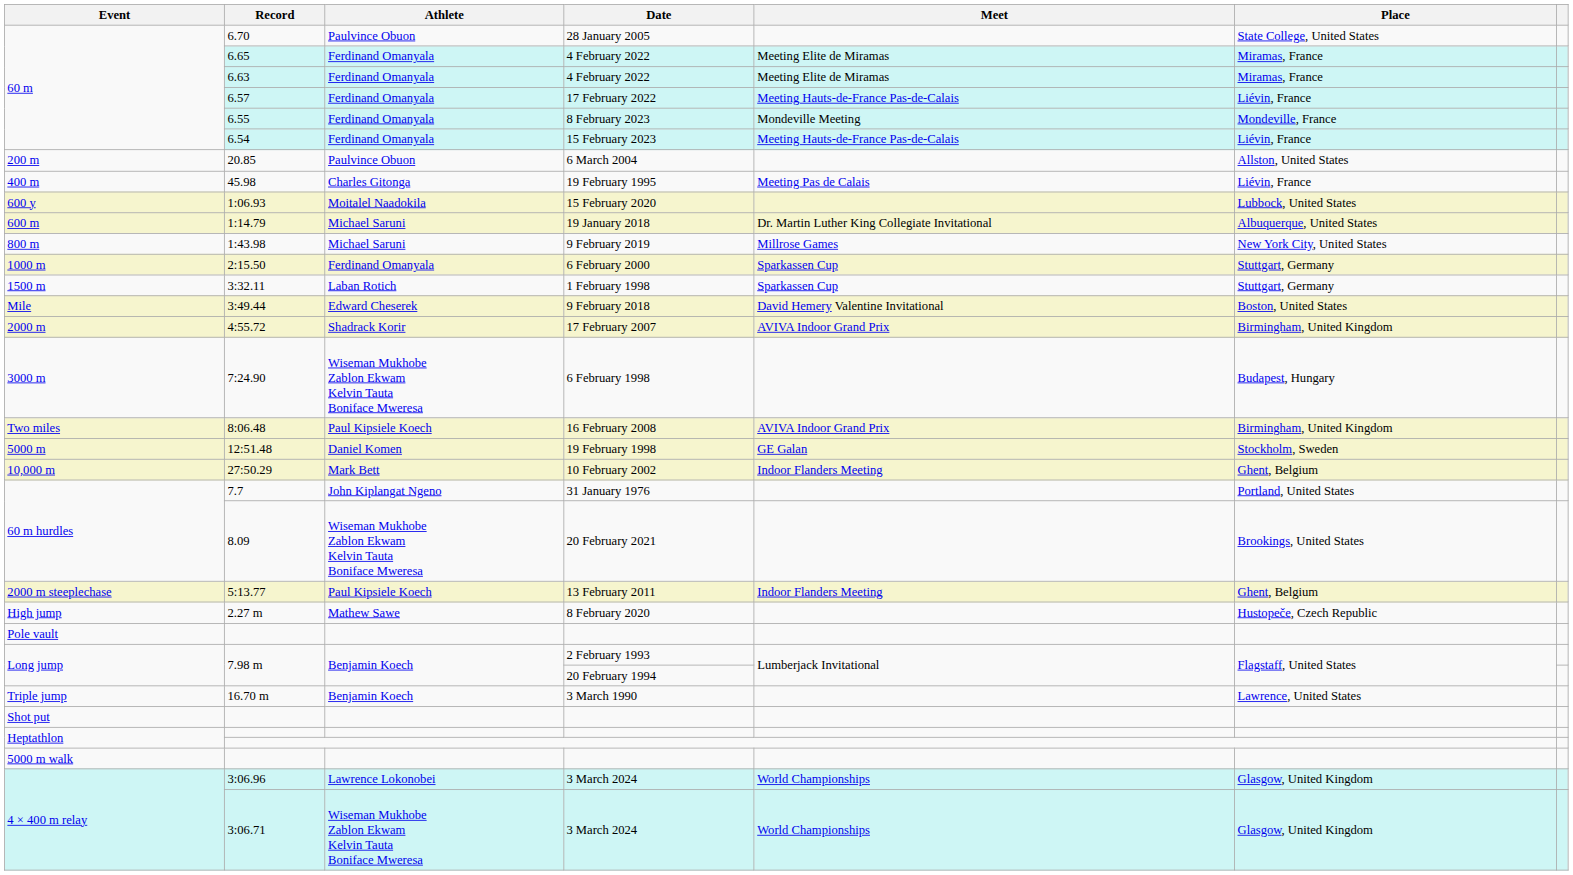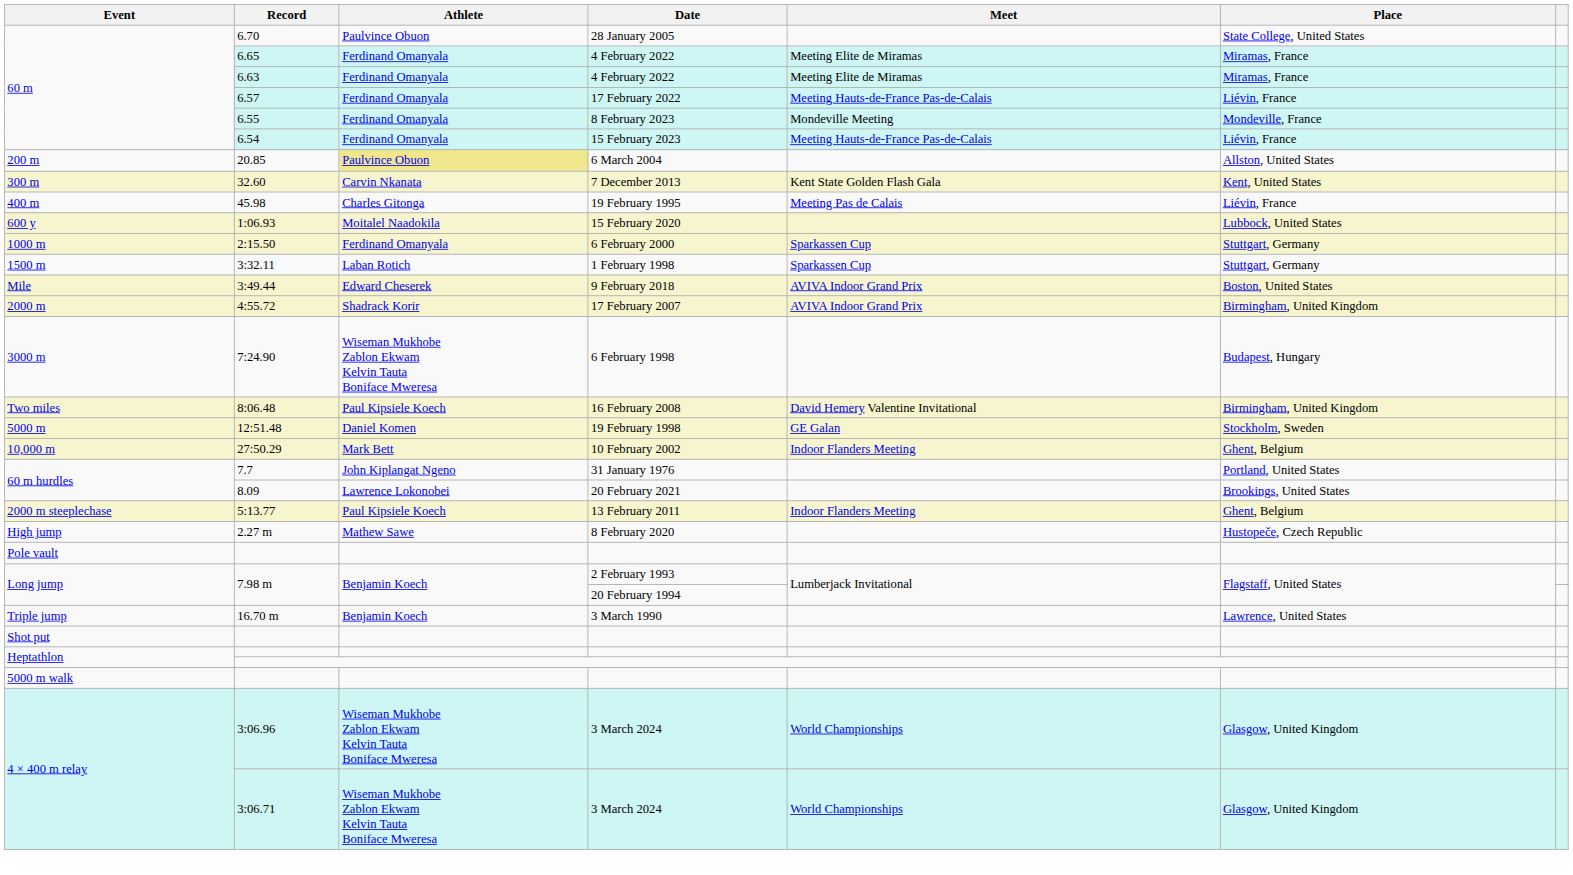(372, 160) no background -> (386, 160) khaki background
+ row: (23, 181)
- row: (23, 223)
- row: (23, 243)
(850, 306) David Hemery Valentine Invitational -> (856, 285) AVIVA Indoor Grand Prix
(823, 428) AVIVA Indoor Grand Prix -> (883, 407) David Hemery Valentine Invitational
(377, 549) Wiseman Mukhobe Zablon Ekwam Kelvin Tauta Boniface Mweresa -> (396, 490) Lawrence Lokonobei
(382, 779) Lawrence Lokonobei -> (391, 736) Wiseman Mukhobe Zablon Ekwam Kelvin Tauta Boniface Mweresa
